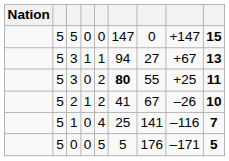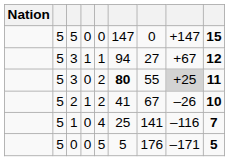(214, 58) 13 -> (214, 58) 12
(185, 79) no background -> (185, 79) lightgrey background
